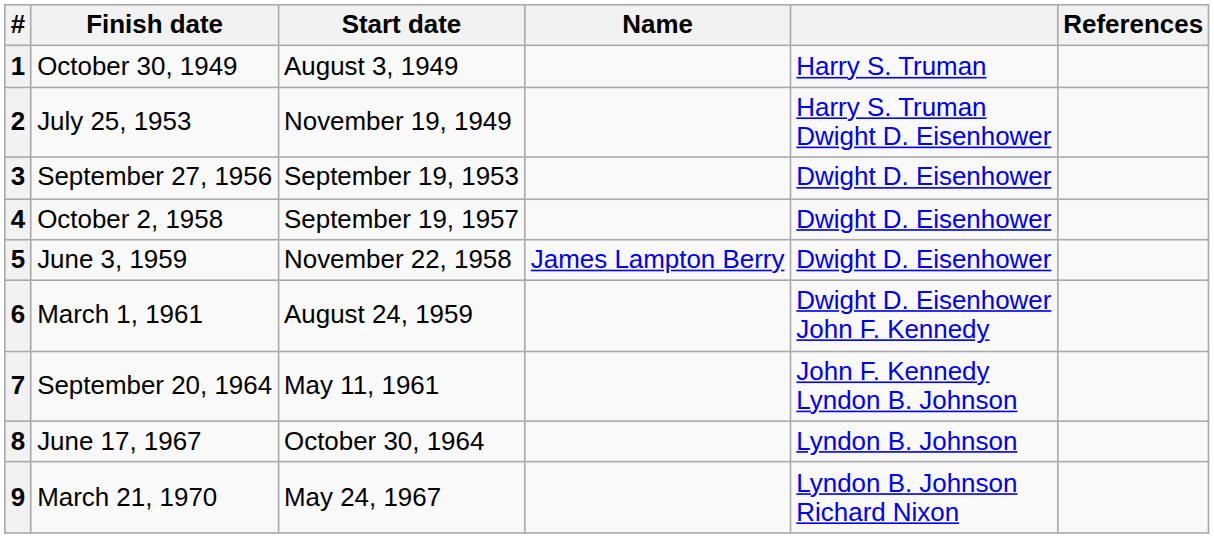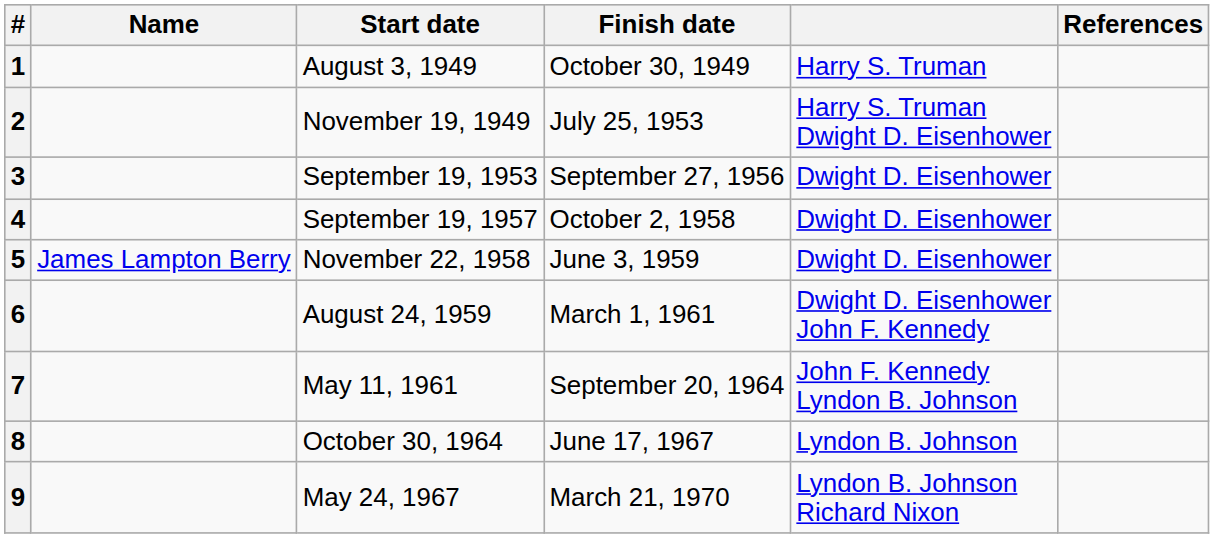columns swapped: (658, 25) <-> (155, 25)
